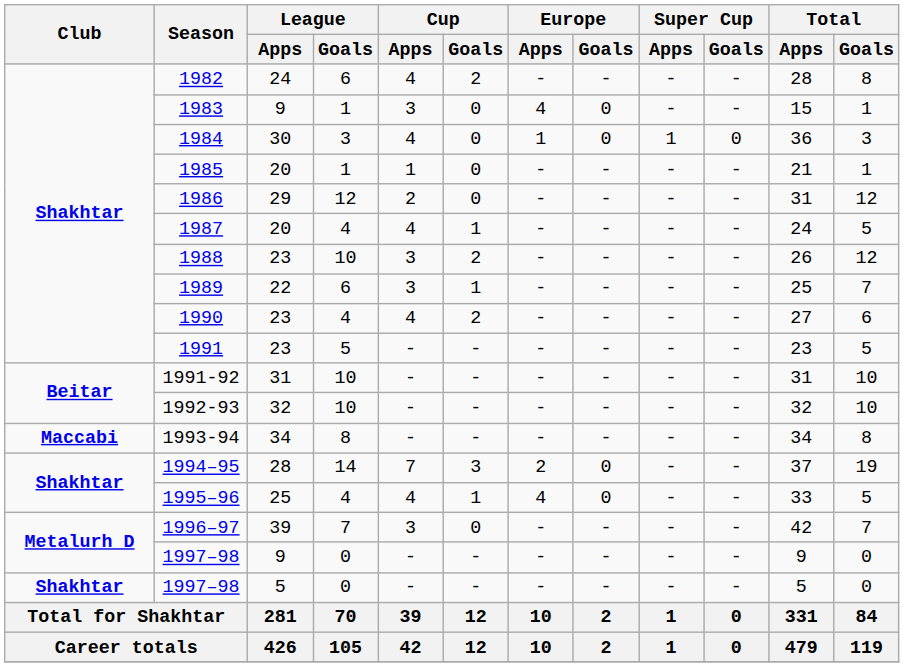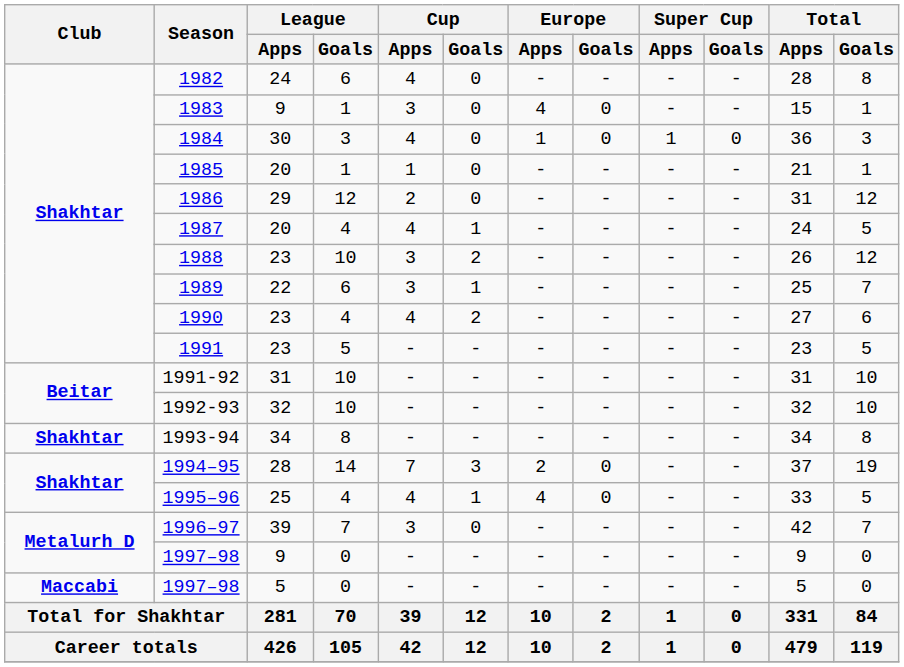(476, 79) 2 -> (476, 79) 0
(80, 438) Maccabi -> (80, 438) Shakhtar
(80, 587) Shakhtar -> (80, 587) Maccabi
